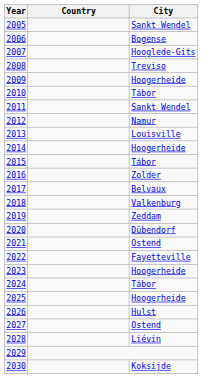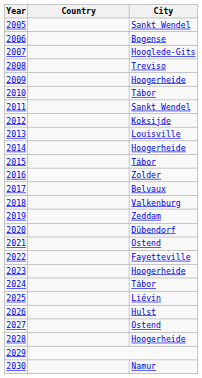(144, 120) Namur -> (151, 120) Koksijde
(159, 298) Hoogerheide -> (146, 298) Liévin
(146, 339) Liévin -> (159, 339) Hoogerheide
(151, 366) Koksijde -> (144, 366) Namur
